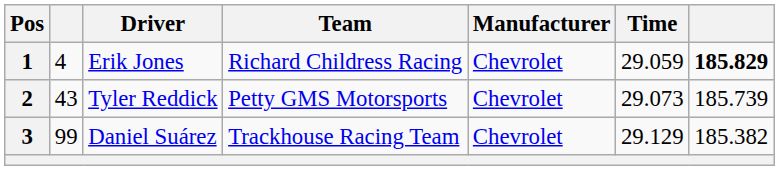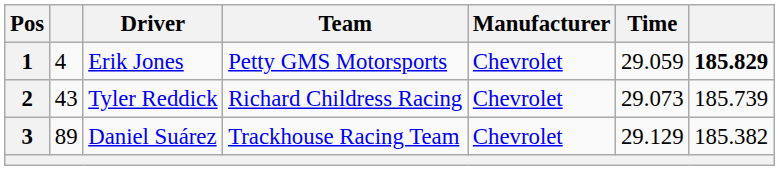(345, 61) Richard Childress Racing -> (338, 61) Petty GMS Motorsports
(338, 98) Petty GMS Motorsports -> (345, 98) Richard Childress Racing
(66, 136) 99 -> (66, 136) 89
